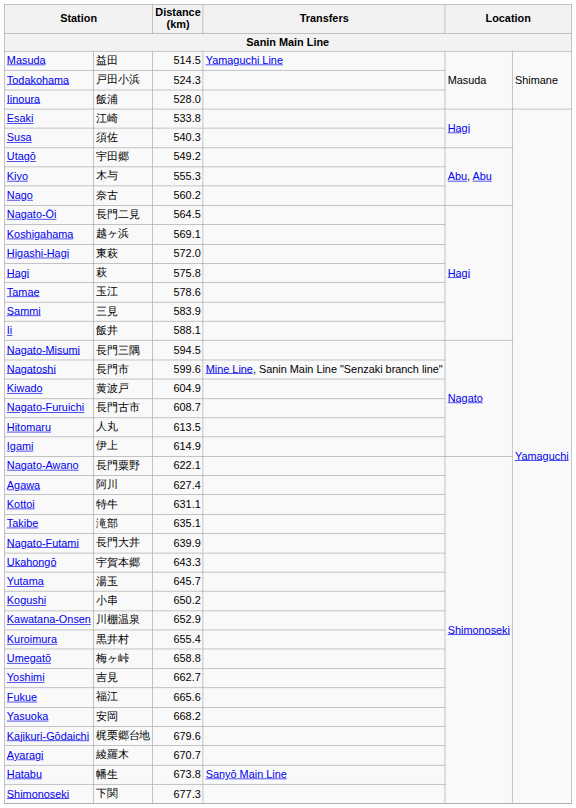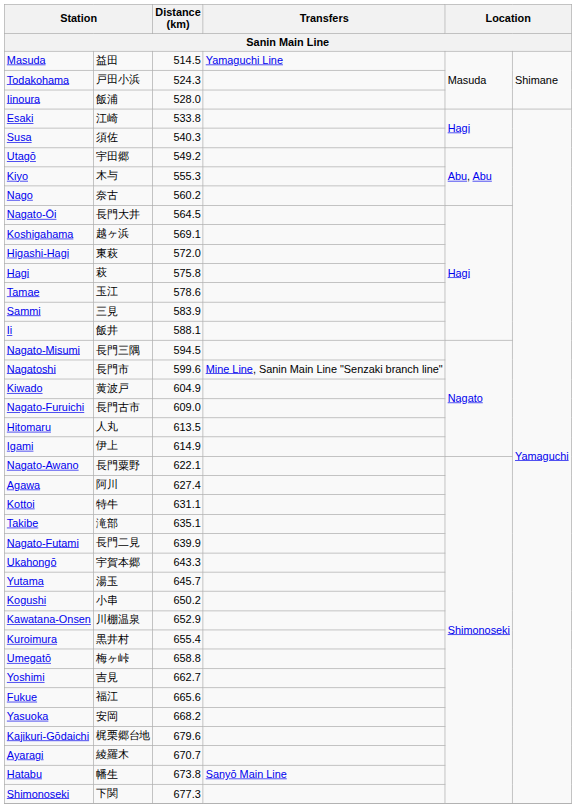(118, 214) 長門二見 -> (118, 214) 長門大井
(187, 408) 608.7 -> (187, 408) 609.0
(118, 542) 長門大井 -> (118, 542) 長門二見
